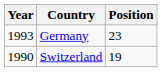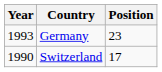(115, 56) 19 -> (115, 56) 17
